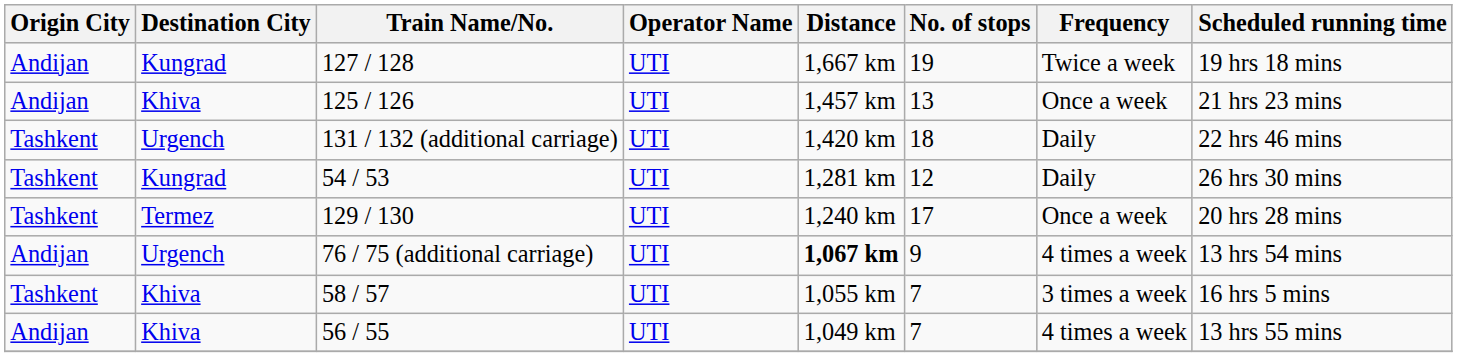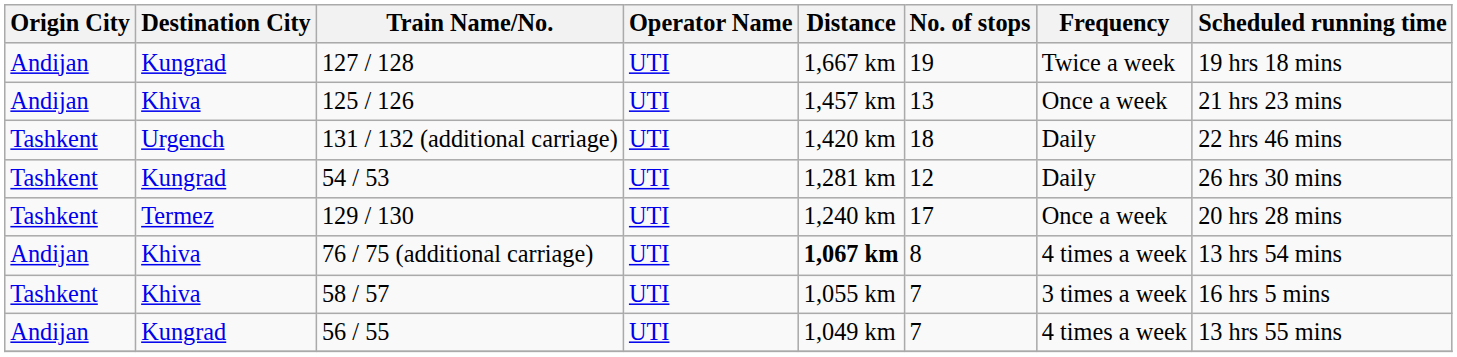(183, 255) Urgench -> (171, 255) Khiva
(916, 255) 9 -> (916, 255) 8
(171, 332) Khiva -> (184, 332) Kungrad
